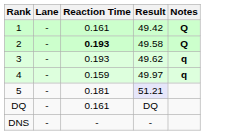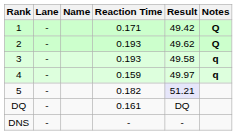+ column: (77, 12)
(97, 28) 0.161 -> (129, 28) 0.171
(97, 43) bold -> (129, 43) normal
(151, 43) 49.58 -> (182, 43) 49.62
(151, 59) 49.62 -> (182, 59) 49.58
(97, 91) 0.181 -> (129, 91) 0.182
